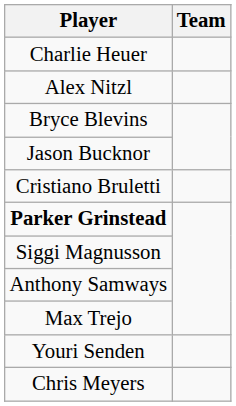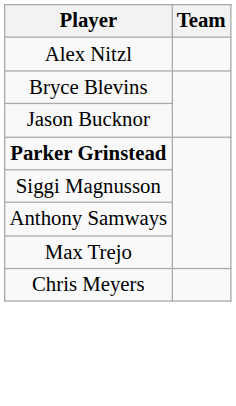- row: (88, 53)
- row: (88, 185)
- row: (88, 350)
